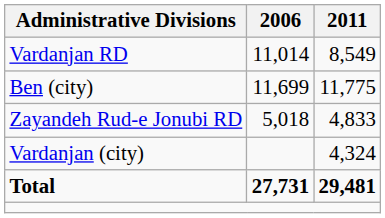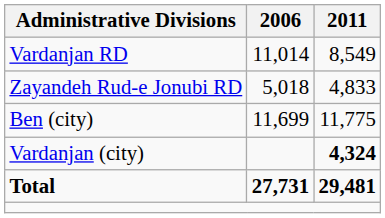rows swapped: (126, 119) <-> (51, 86)
(352, 152) normal -> (352, 152) bold
